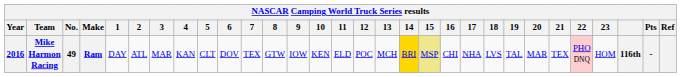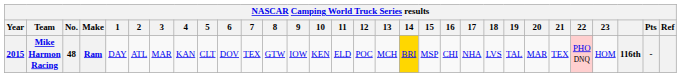(15, 54) 2016 -> (15, 54) 2015
(71, 54) 49 -> (71, 54) 48
(429, 54) khaki background -> (429, 54) no background
